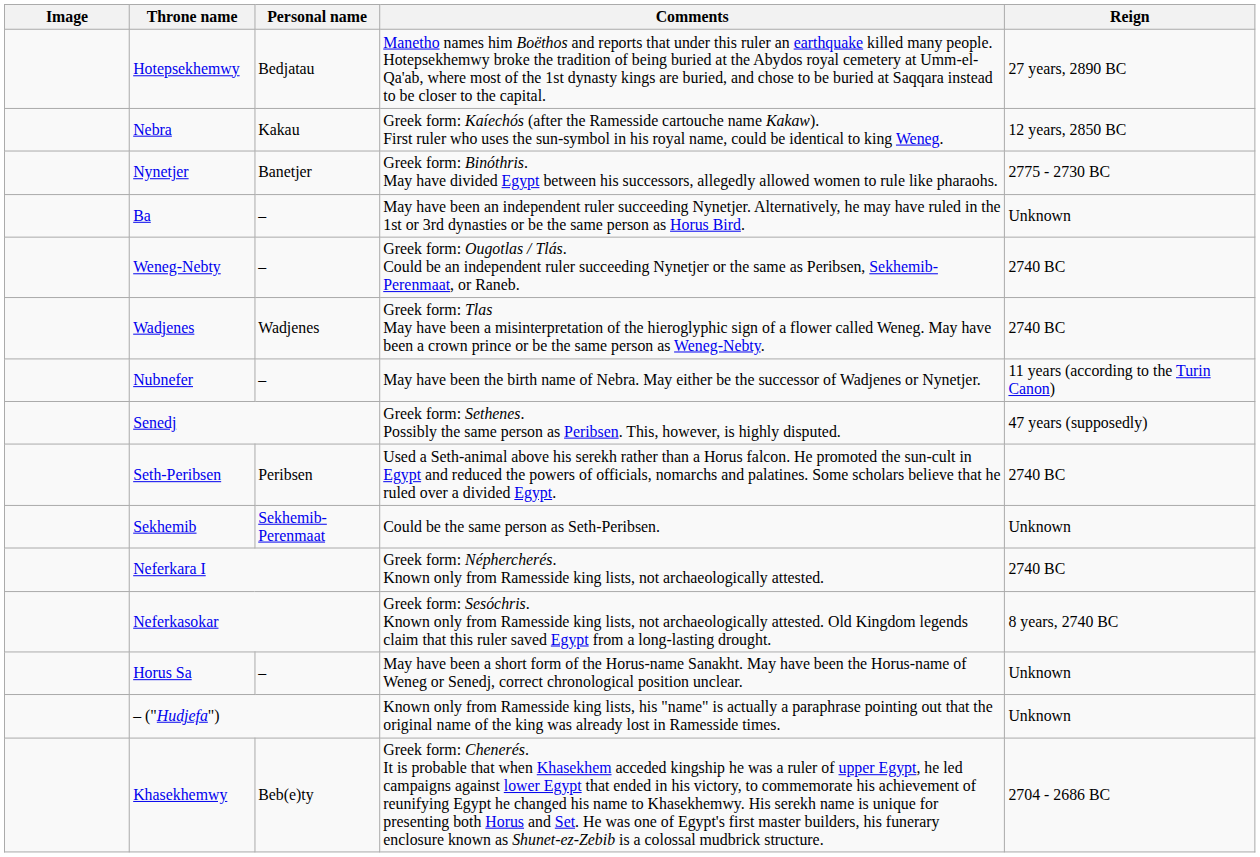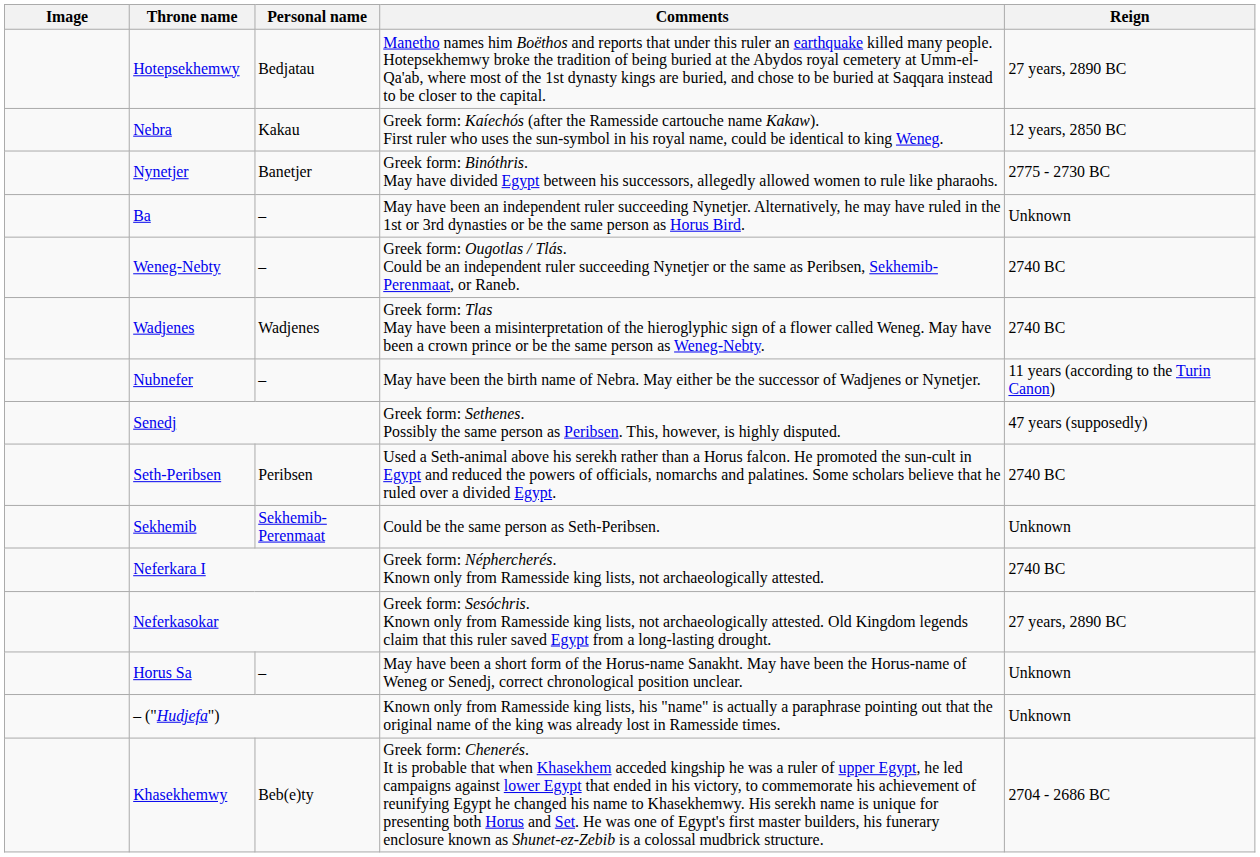(1063, 621) 8 years, 2740 BC -> (1067, 621) 27 years, 2890 BC
